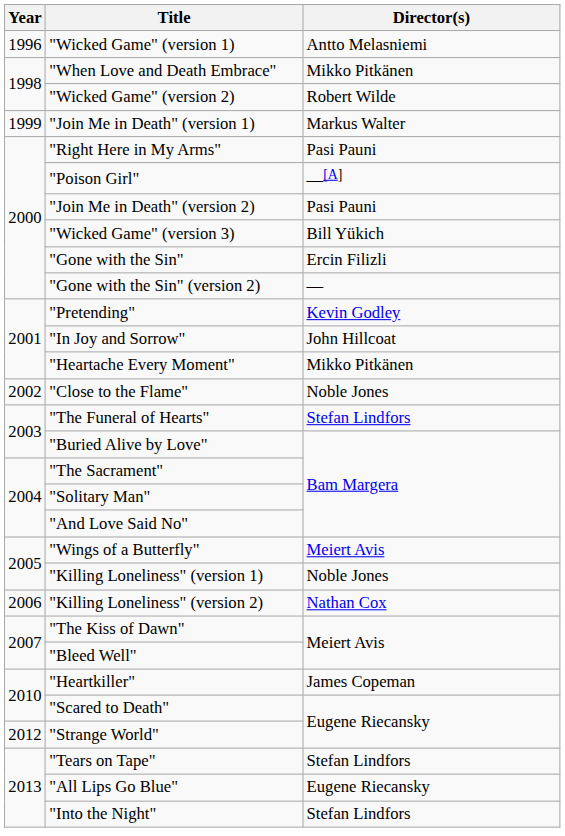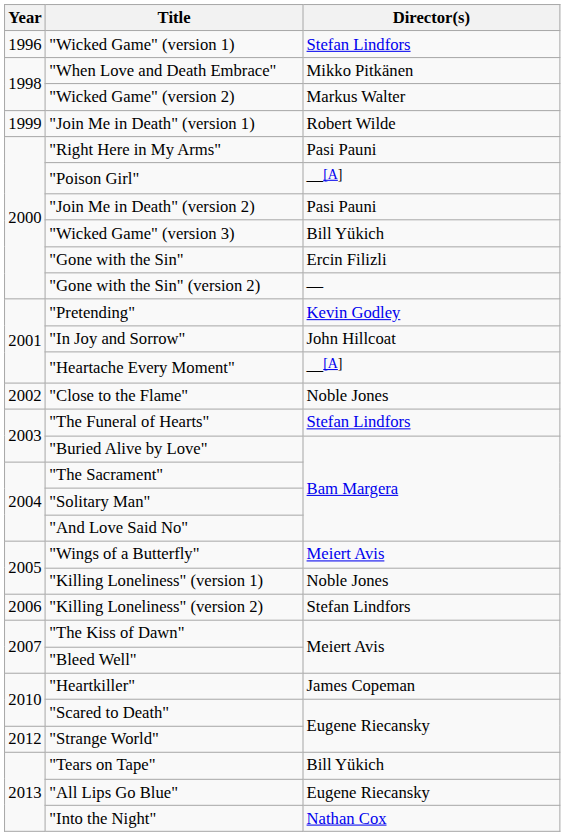(367, 44) Antto Melasniemi -> (359, 44) Stefan Lindfors
(351, 96) Robert Wilde -> (356, 96) Markus Walter
(356, 123) Markus Walter -> (351, 123) Robert Wilde
(360, 365) Mikko Pitkänen -> (325, 367) —[A]
(347, 602) Nathan Cox -> (359, 607) Stefan Lindfors
(359, 761) Stefan Lindfors -> (345, 765) Bill Yükich
(359, 813) Stefan Lindfors -> (347, 818) Nathan Cox
